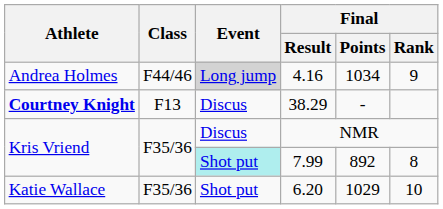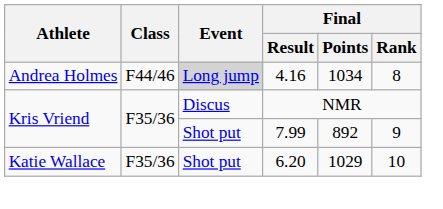(414, 76) 9 -> (397, 76) 8
- row: (308, 104)
(229, 161) paleturquoise background -> (212, 133) no background
(414, 161) 8 -> (397, 133) 9
